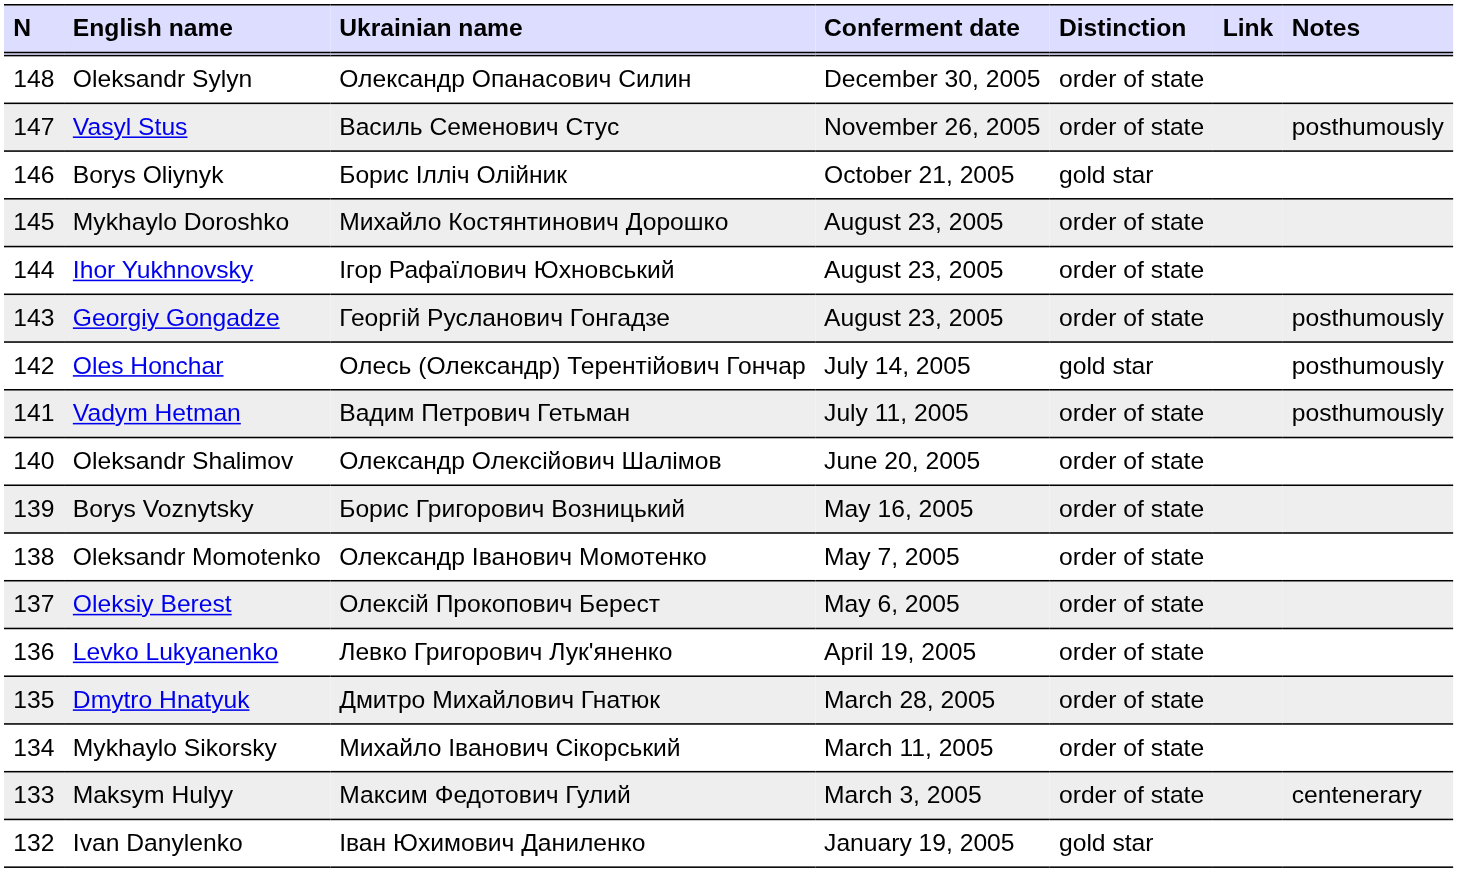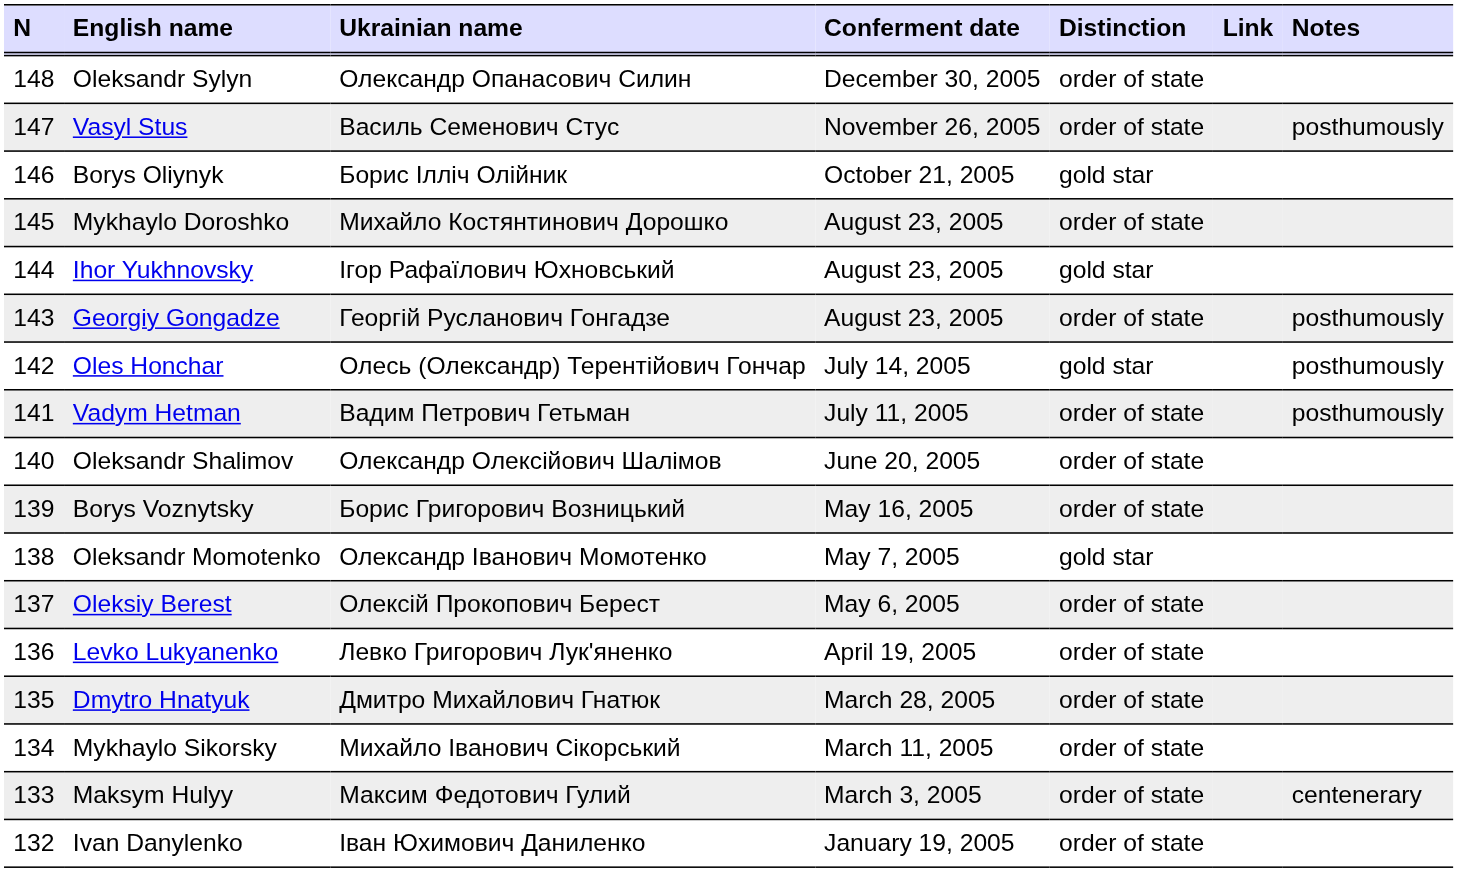(1132, 270) order of state -> (1106, 270) gold star
(1132, 556) order of state -> (1106, 556) gold star
(1106, 843) gold star -> (1132, 843) order of state
